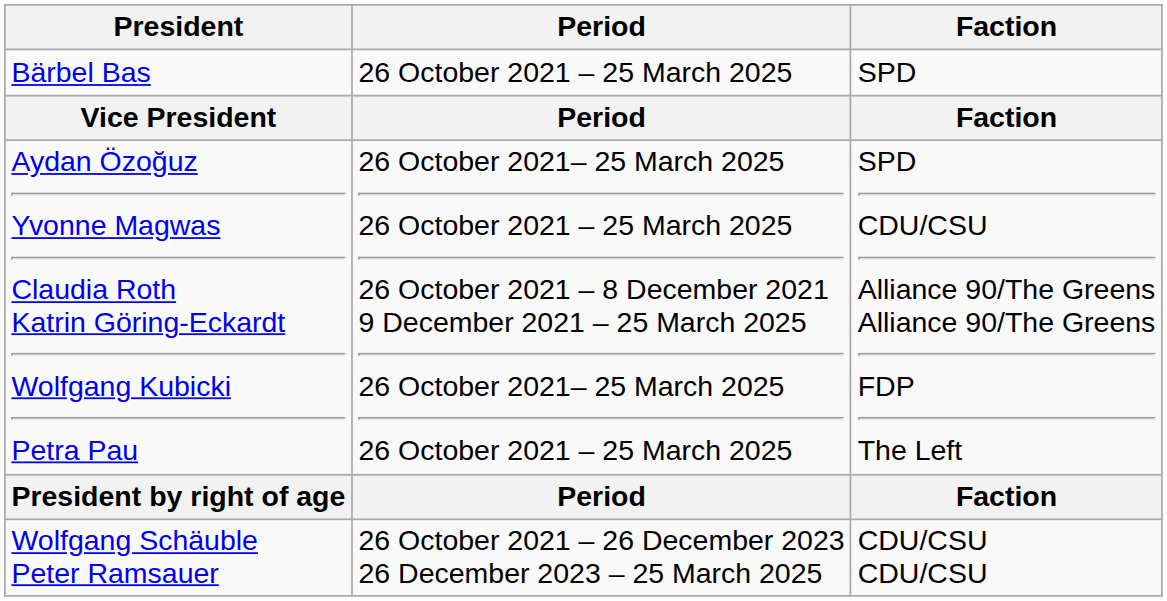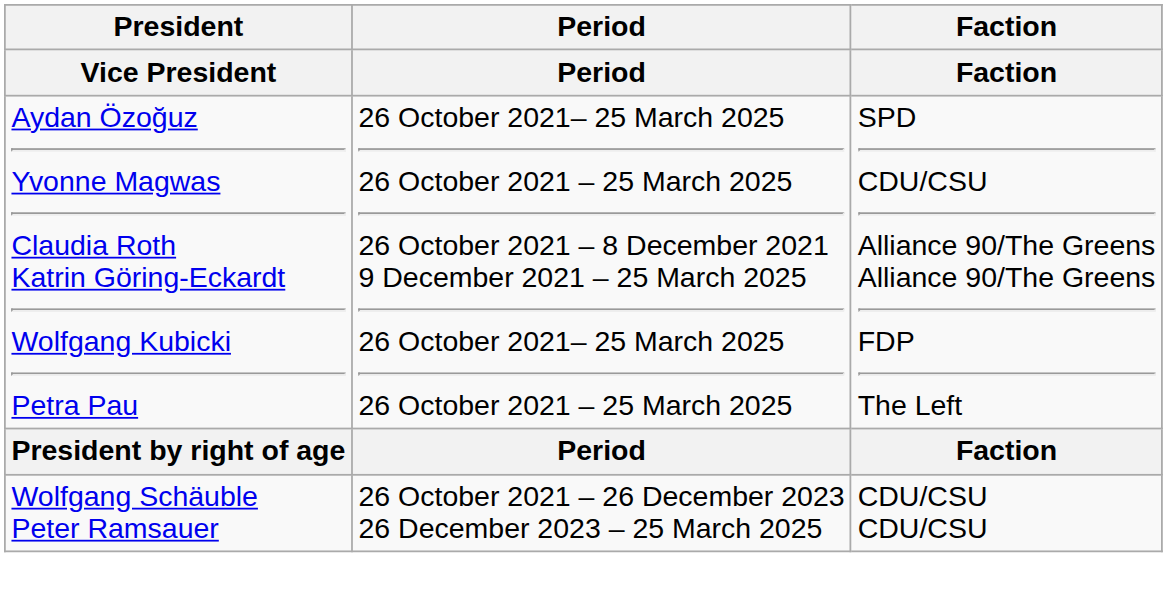- row: (81, 72)
